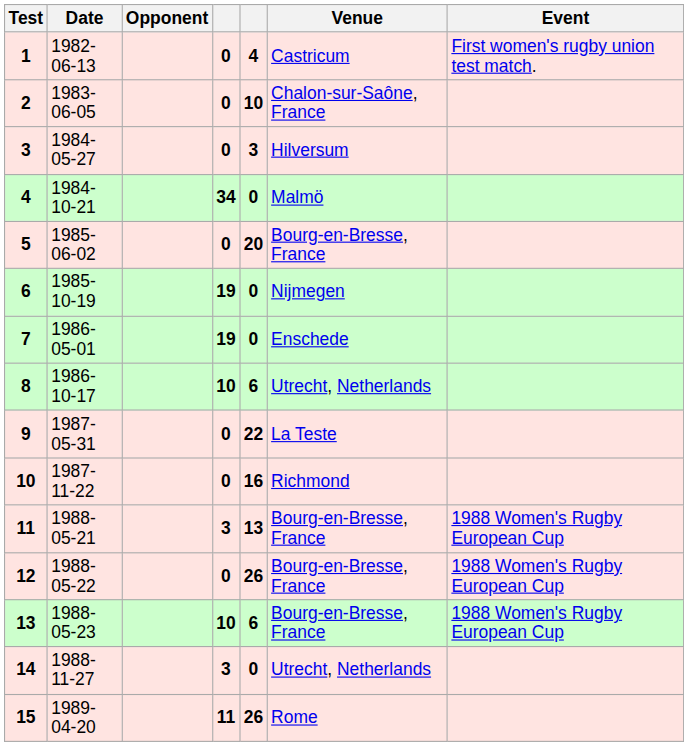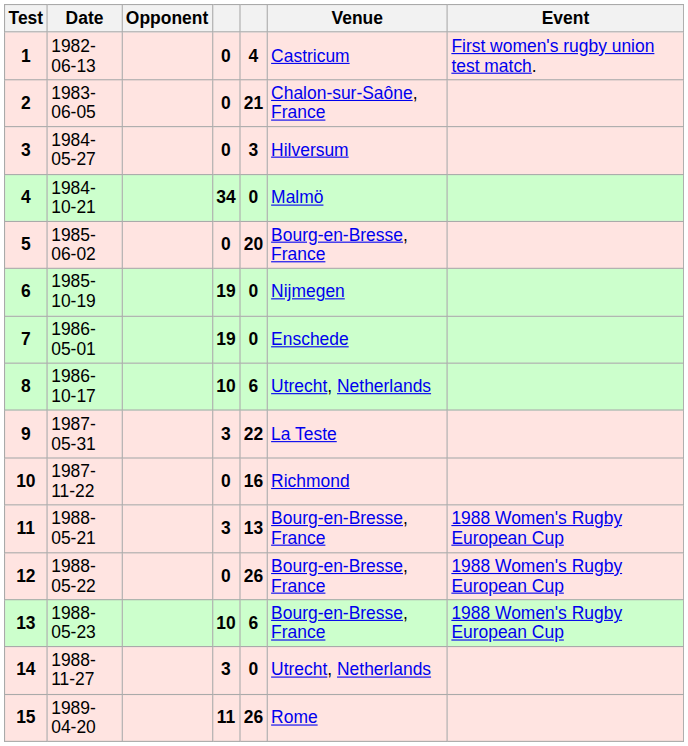(253, 103) 10 -> (253, 103) 21
(226, 434) 0 -> (226, 434) 3
